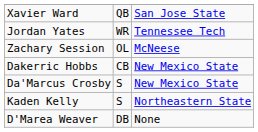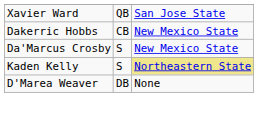- row: (46, 31)
- row: (56, 48)
(193, 101) no background -> (193, 66) khaki background
